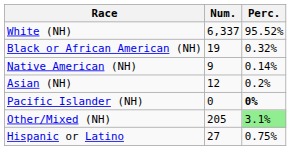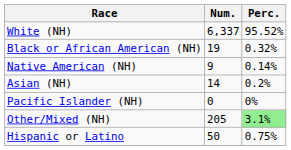(214, 84) 12 -> (214, 84) 14
(251, 101) bold -> (251, 101) normal
(214, 136) 27 -> (214, 136) 50
